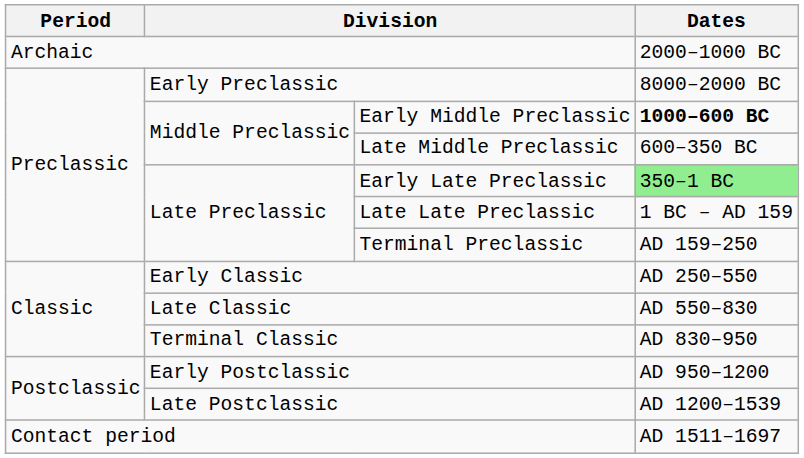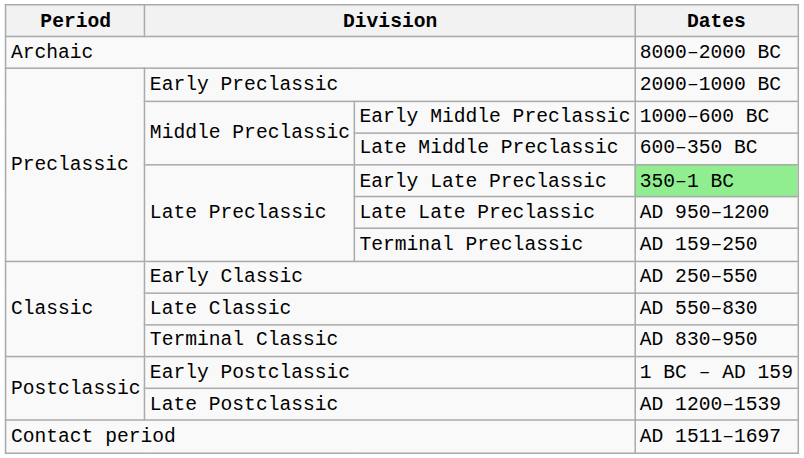(710, 53) 2000–1000 BC -> (710, 53) 8000–2000 BC
(710, 85) 8000–2000 BC -> (710, 85) 2000–1000 BC
(705, 117) bold -> (705, 117) normal
(716, 213) 1 BC – AD 159 -> (705, 213) AD 950–1200
(705, 373) AD 950–1200 -> (716, 373) 1 BC – AD 159
